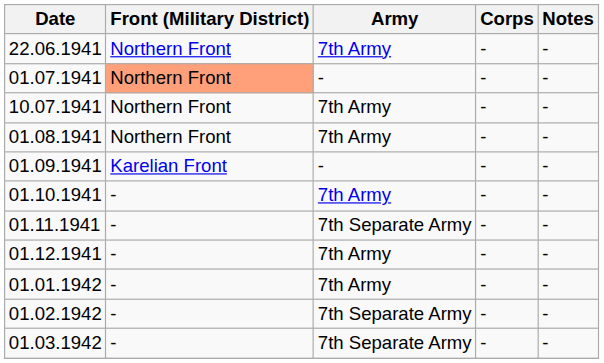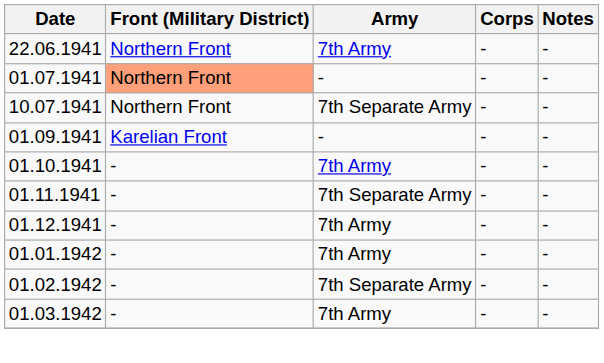(354, 107) 7th Army -> (395, 107) 7th Separate Army
- row: (55, 136)
(395, 343) 7th Separate Army -> (354, 313) 7th Army
